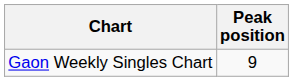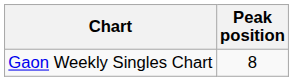(252, 62) 9 -> (252, 62) 8
